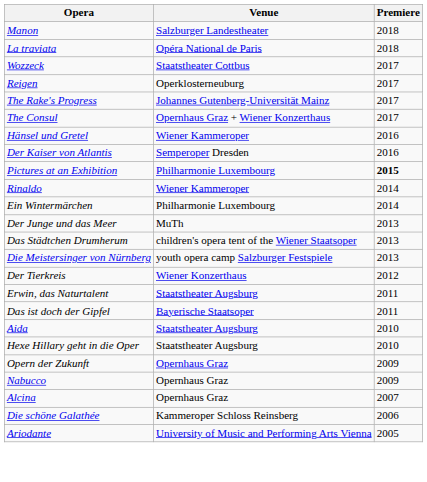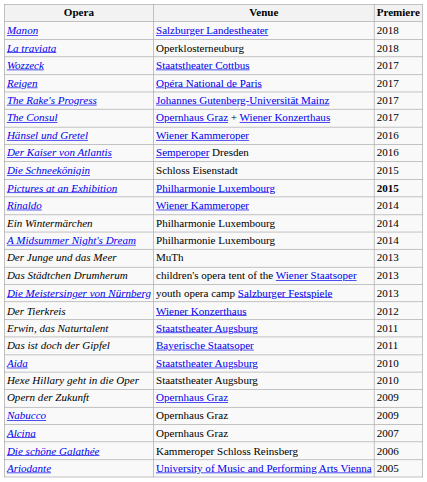(209, 48) Opéra National de Paris -> (200, 48) Operklosterneuburg
(200, 83) Operklosterneuburg -> (209, 83) Opéra National de Paris
+ row: (48, 170)
+ row: (71, 240)
